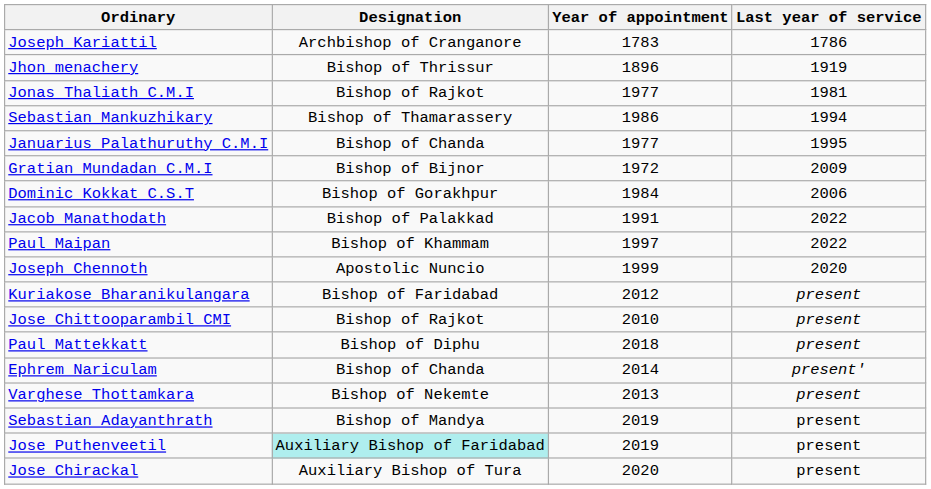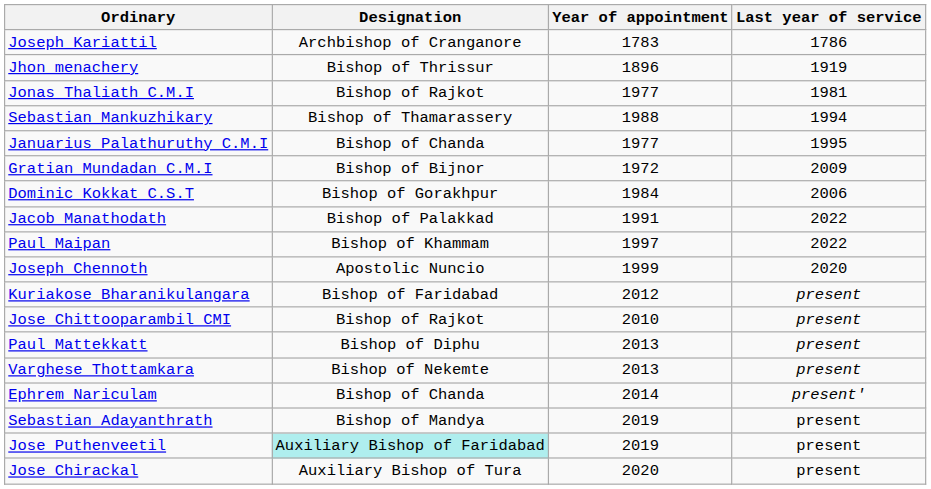(640, 118) 1986 -> (640, 118) 1988
(640, 345) 2018 -> (640, 345) 2013
rows swapped: (101, 395) <-> (83, 370)
